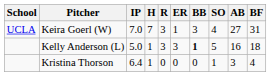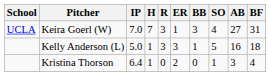(195, 46) bold -> (195, 46) normal
(175, 63) 0 -> (175, 63) 2
